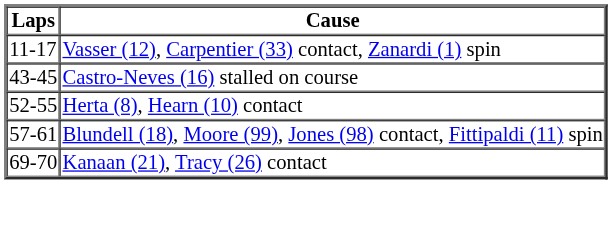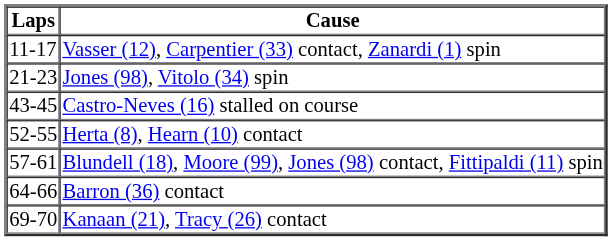+ row: (175, 77)
+ row: (143, 190)
